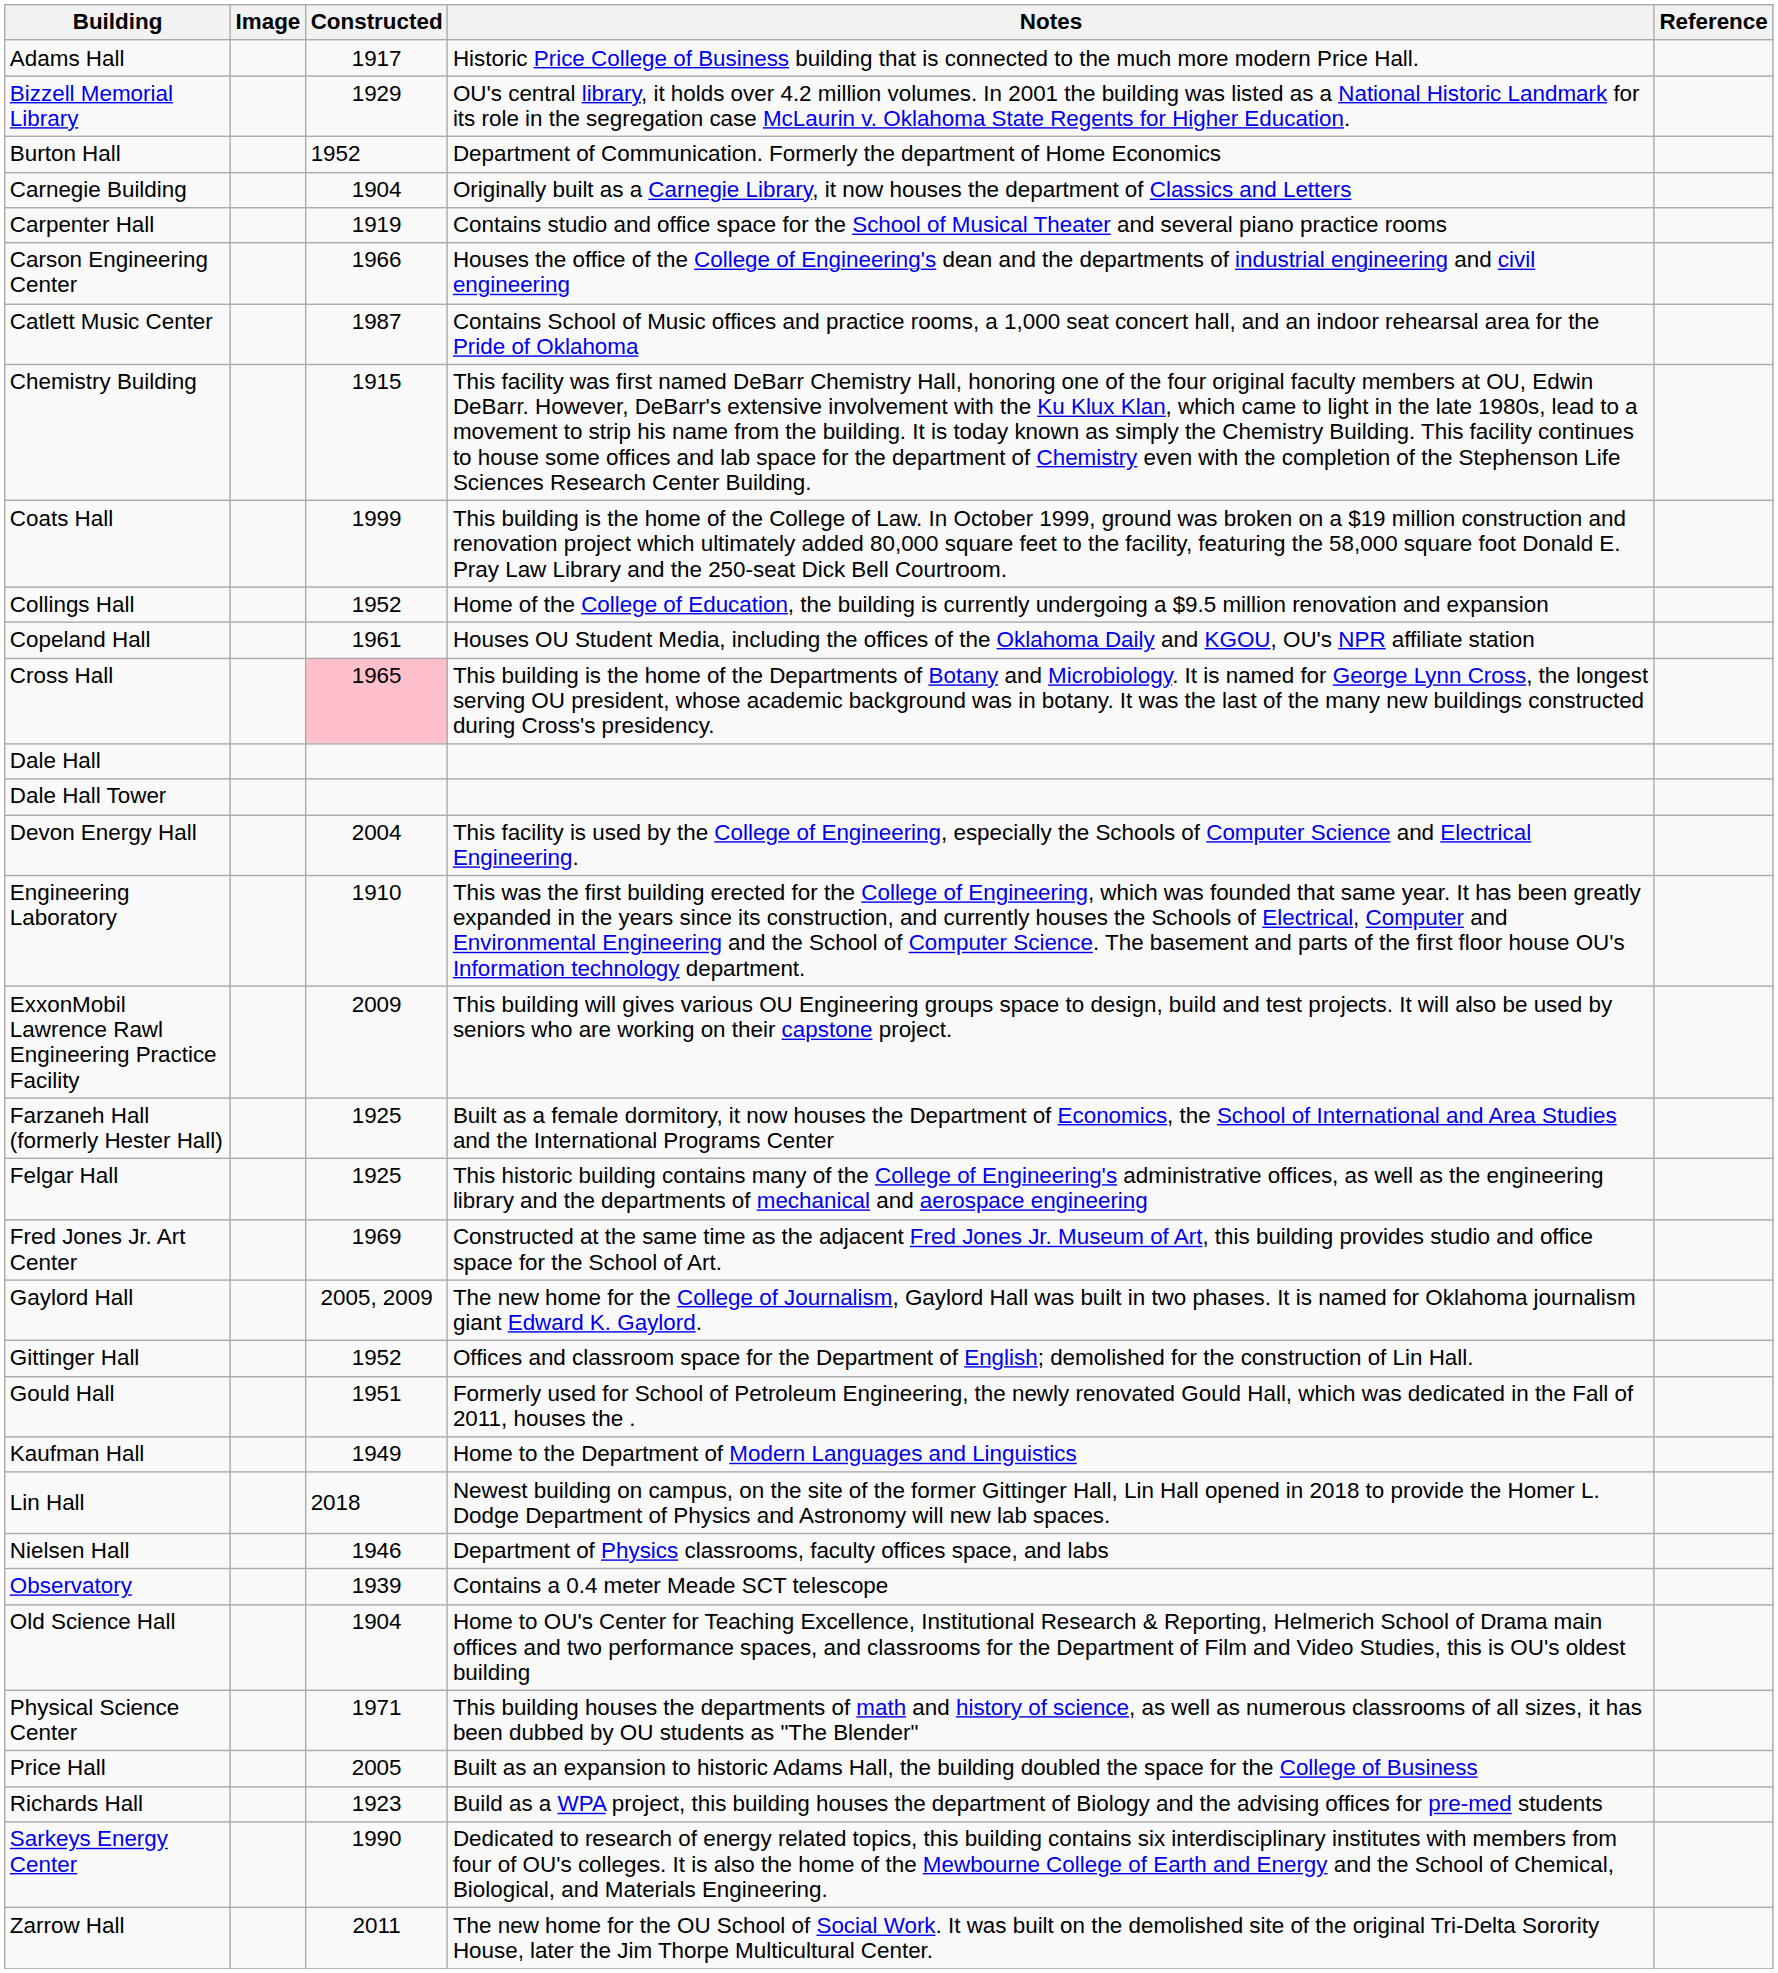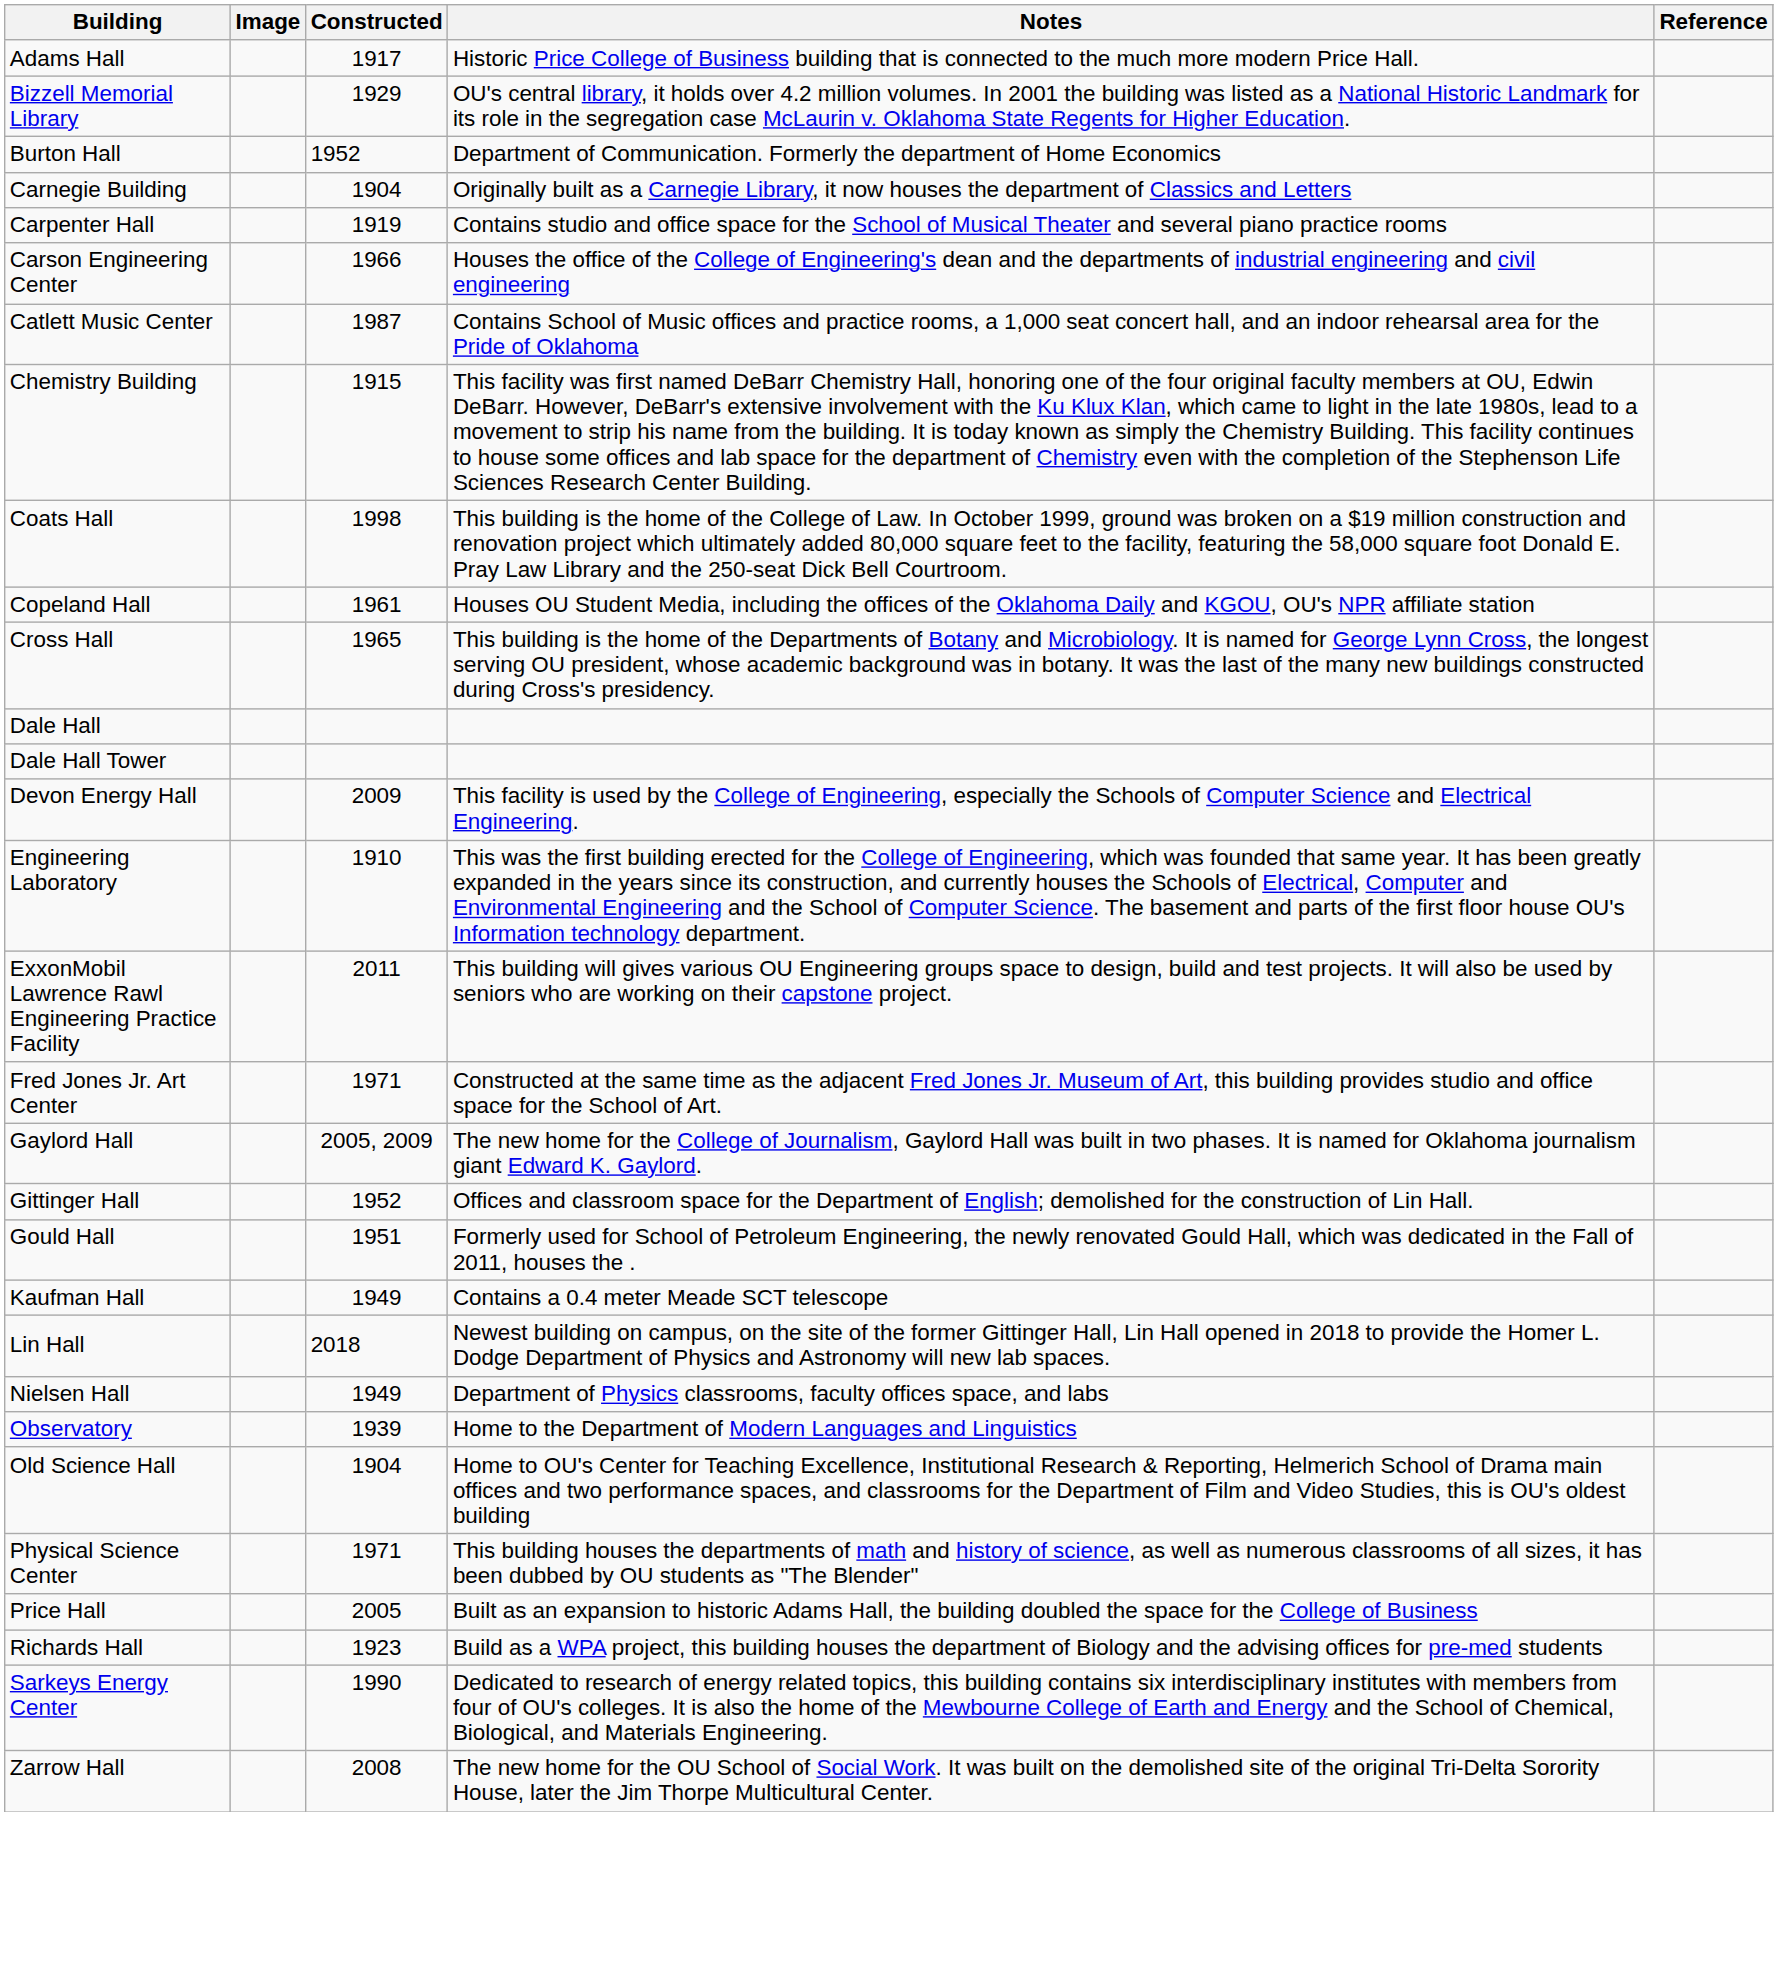(377, 518) 1999 -> (377, 518) 1998
- row: (72, 604)
(377, 675) pink background -> (377, 639) no background
(377, 832) 2004 -> (377, 796) 2009
(377, 1004) 2009 -> (377, 968) 2011
- row: (116, 1127)
- row: (64, 1176)
(377, 1236) 1969 -> (377, 1079) 1971
(765, 1454) Home to the Department of Modern Languages and Linguistics -> (671, 1297) Contains a 0.4 meter Meade SCT telescope
(377, 1550) 1946 -> (377, 1393) 1949
(671, 1586) Contains a 0.4 meter Meade SCT telescope -> (765, 1429) Home to the Department of Modern Languages and Linguistics
(377, 1925) 2011 -> (377, 1768) 2008
